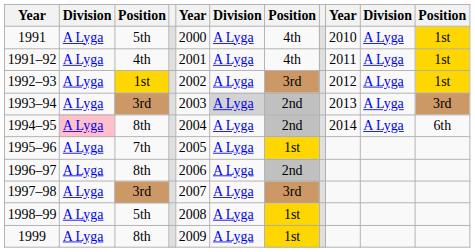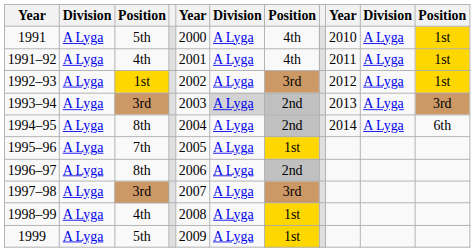(83, 125) pink background -> (83, 125) no background
(142, 214) 5th -> (142, 214) 4th
(142, 236) 8th -> (142, 236) 5th
